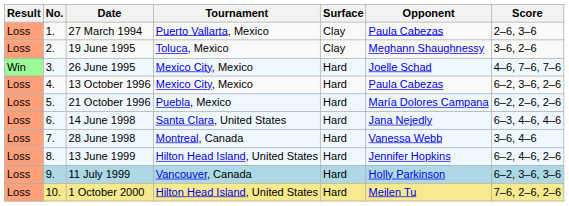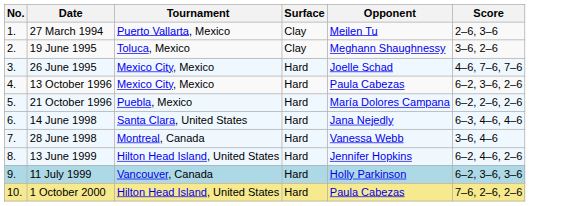- column: (24, 12)
(406, 30) Paula Cabezas -> (354, 30) Meilen Tu
(393, 191) Meilen Tu -> (367, 191) Paula Cabezas
